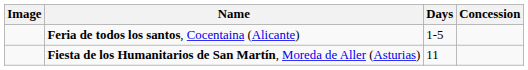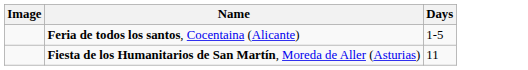- column: (490, 14)
